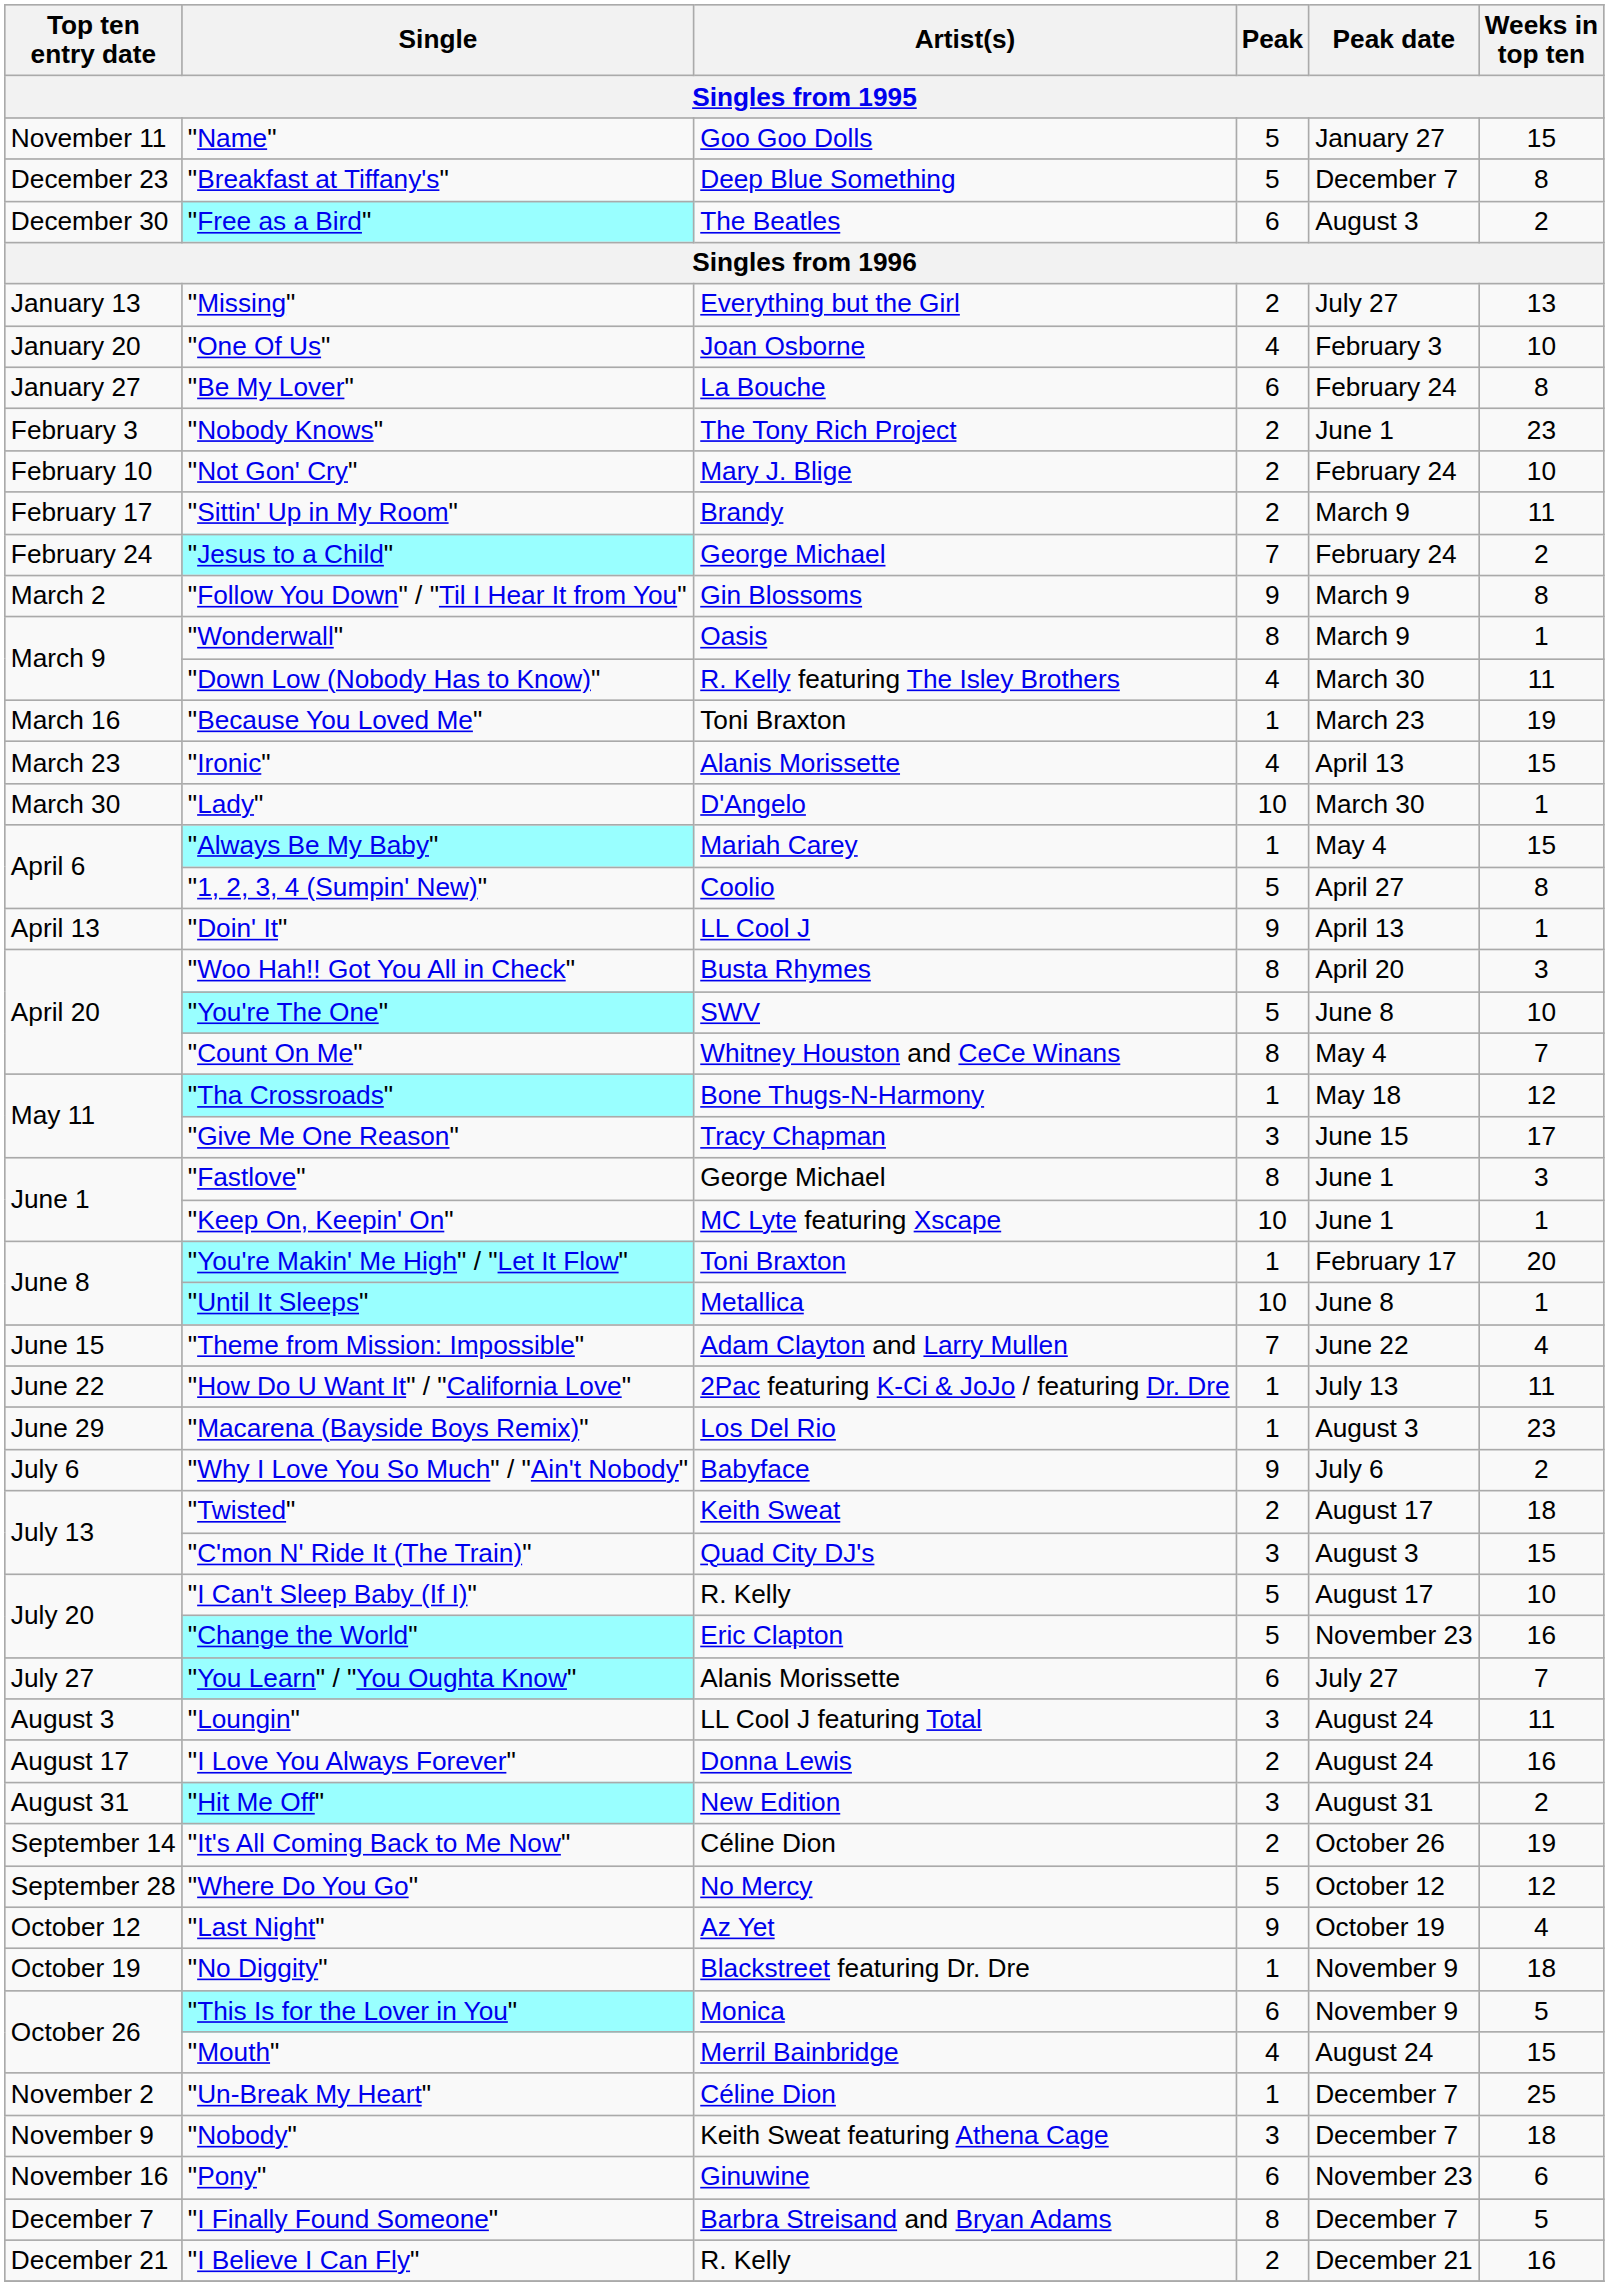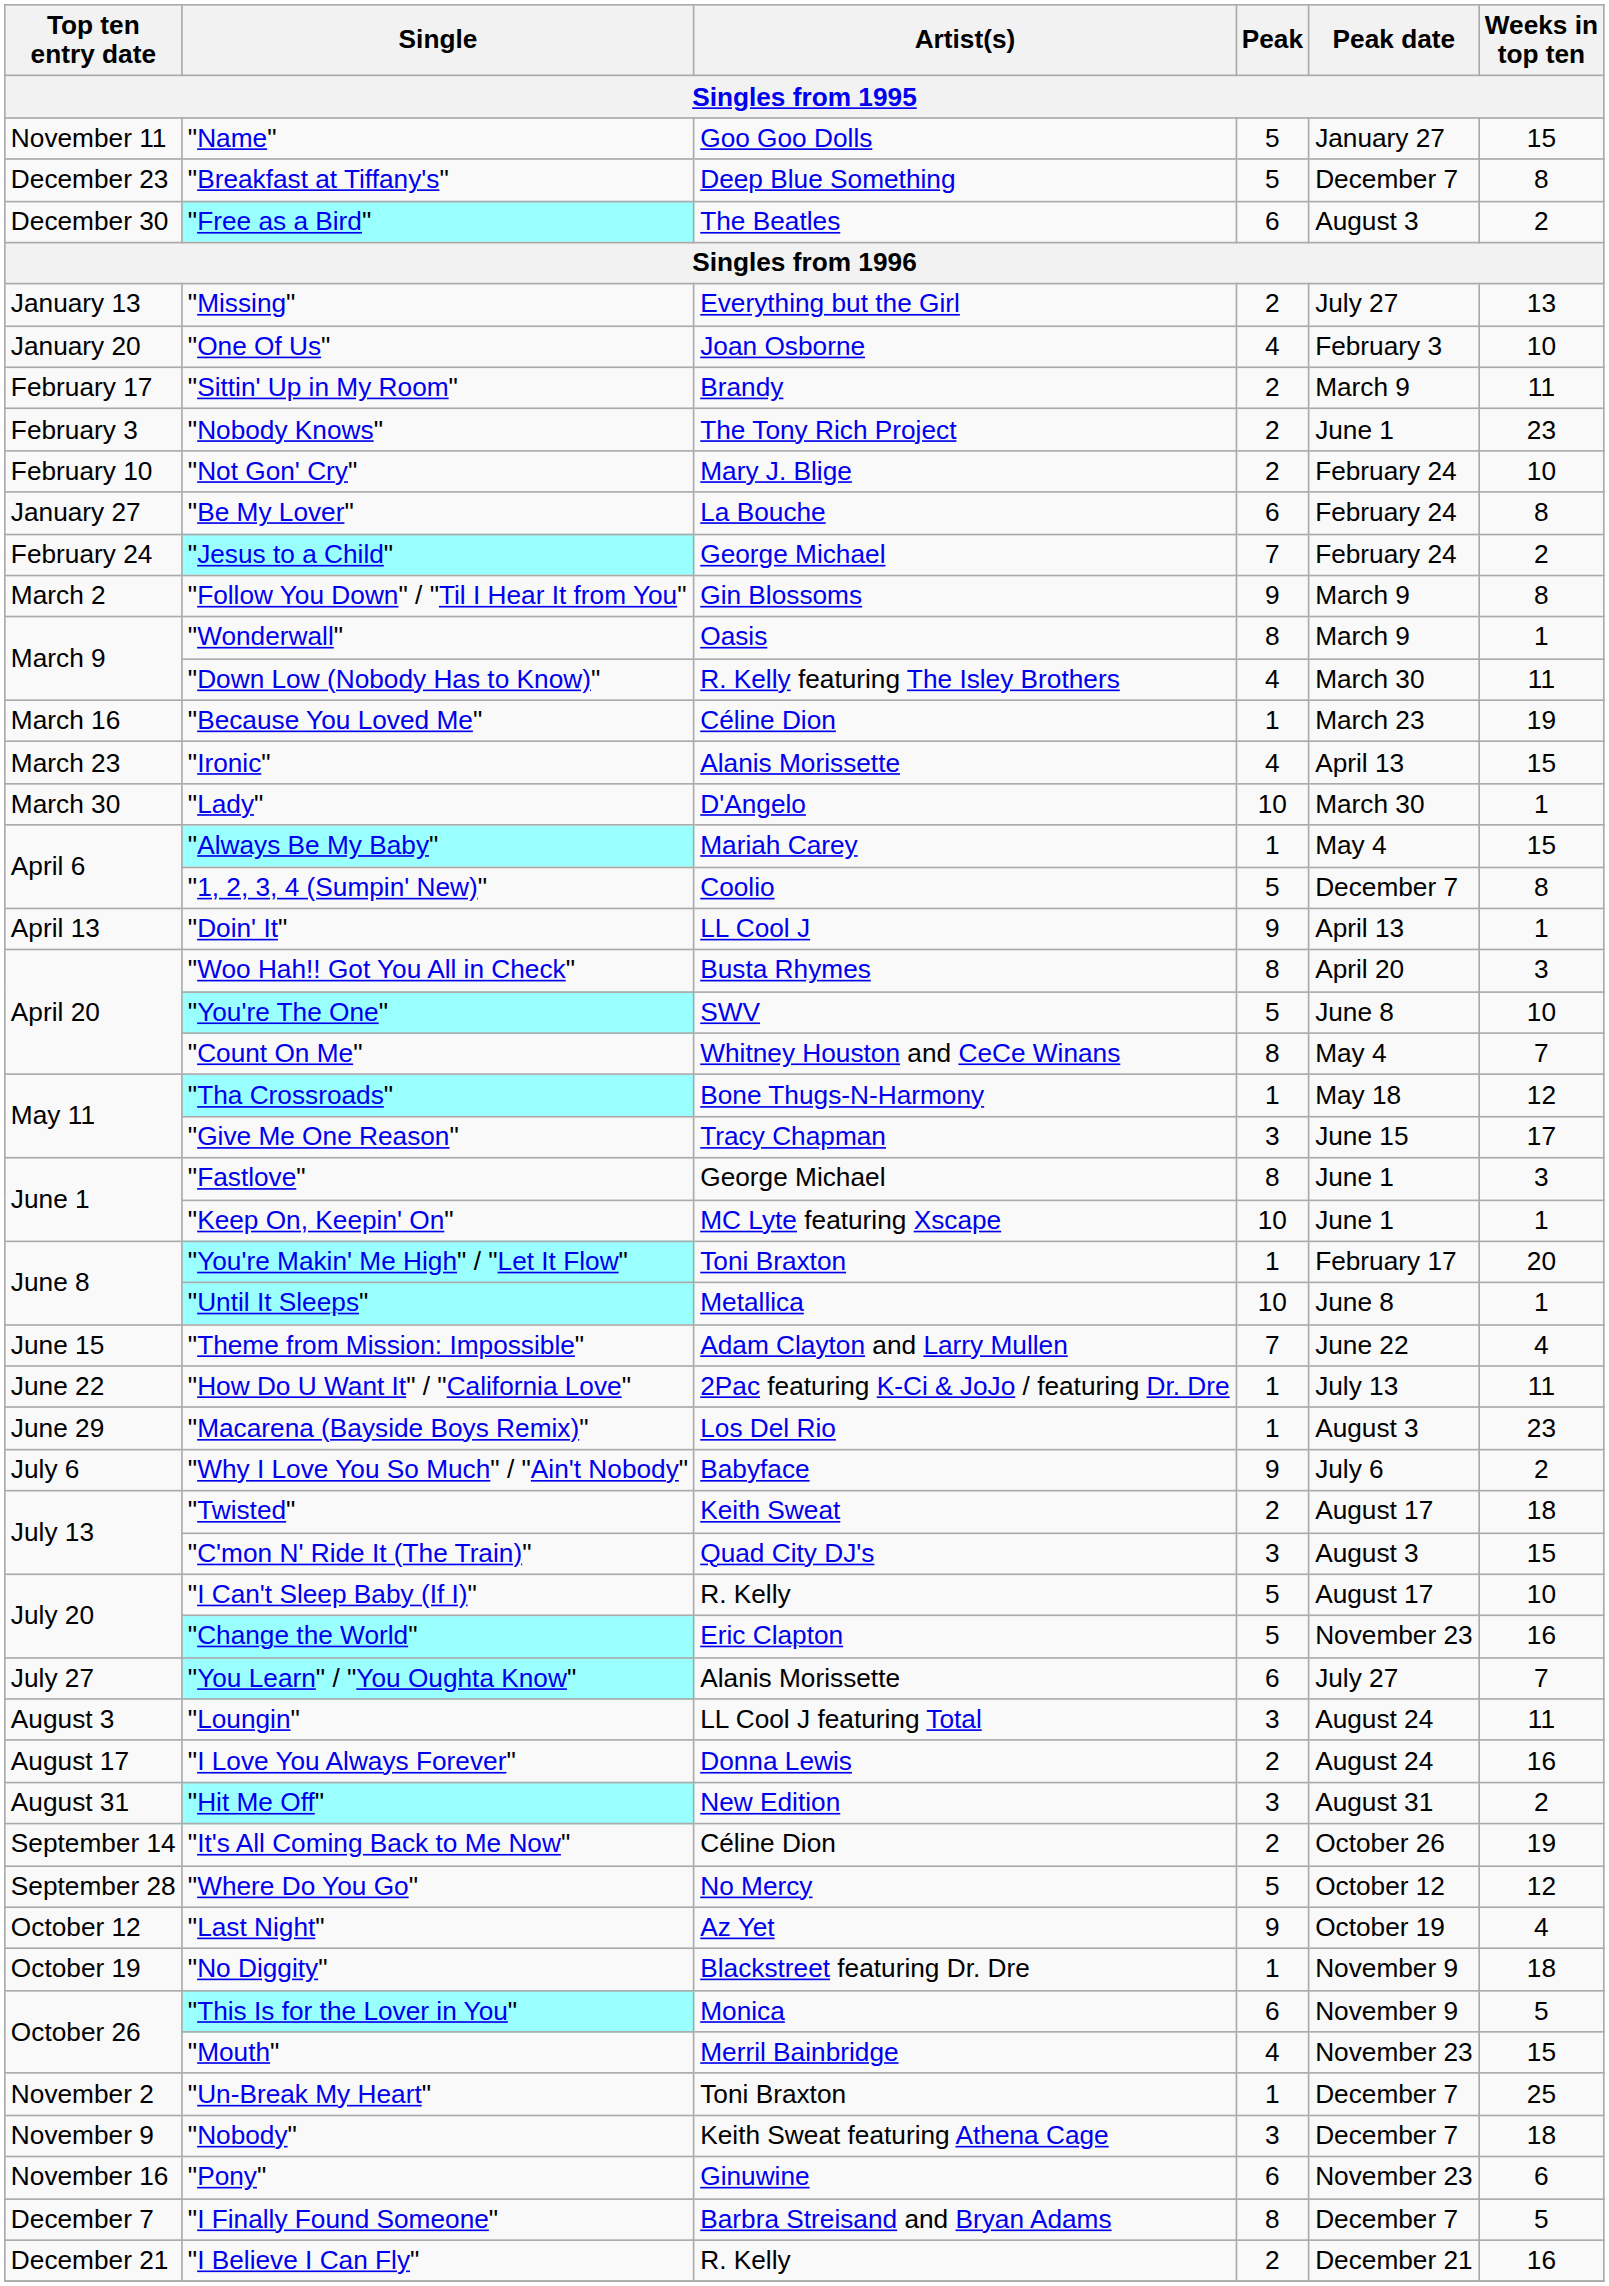rows swapped: (271, 387) <-> (323, 512)
(773, 720) Toni Braxton -> (768, 720) Céline Dion
(1360, 887) April 27 -> (1387, 887) December 7
(1374, 2052) August 24 -> (1394, 2052) November 23
(768, 2093) Céline Dion -> (773, 2093) Toni Braxton
